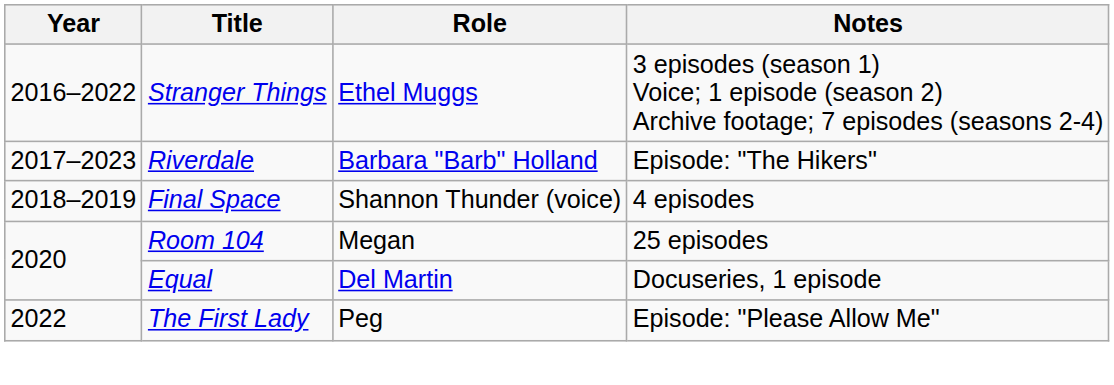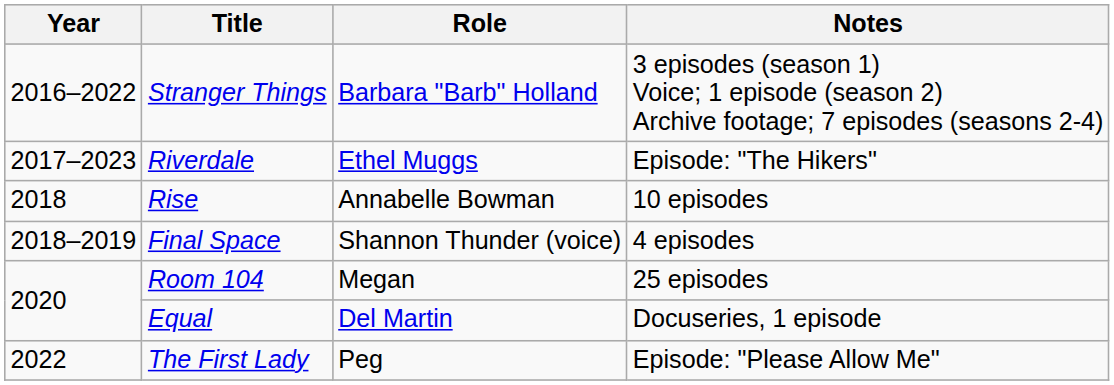(408, 92) Ethel Muggs -> (468, 92) Barbara "Barb" Holland
(468, 160) Barbara "Barb" Holland -> (408, 160) Ethel Muggs
+ row: (173, 200)
